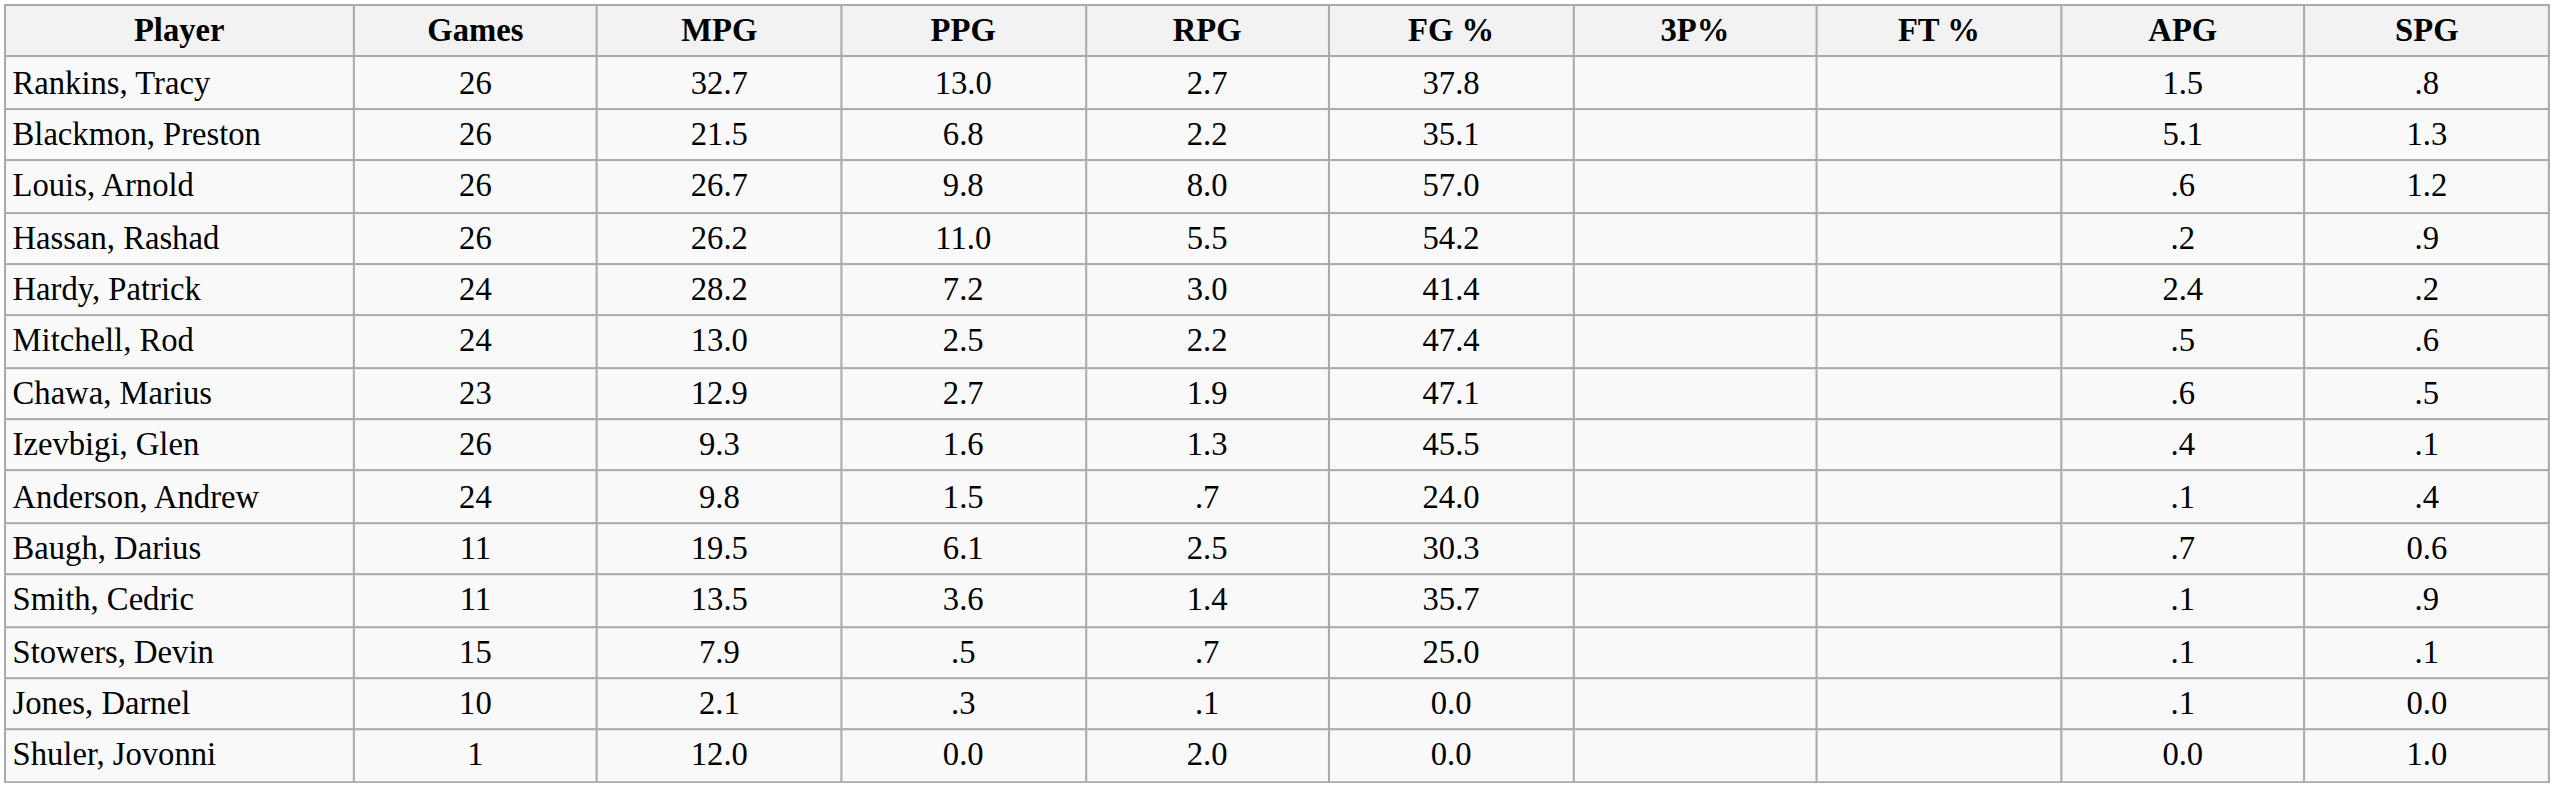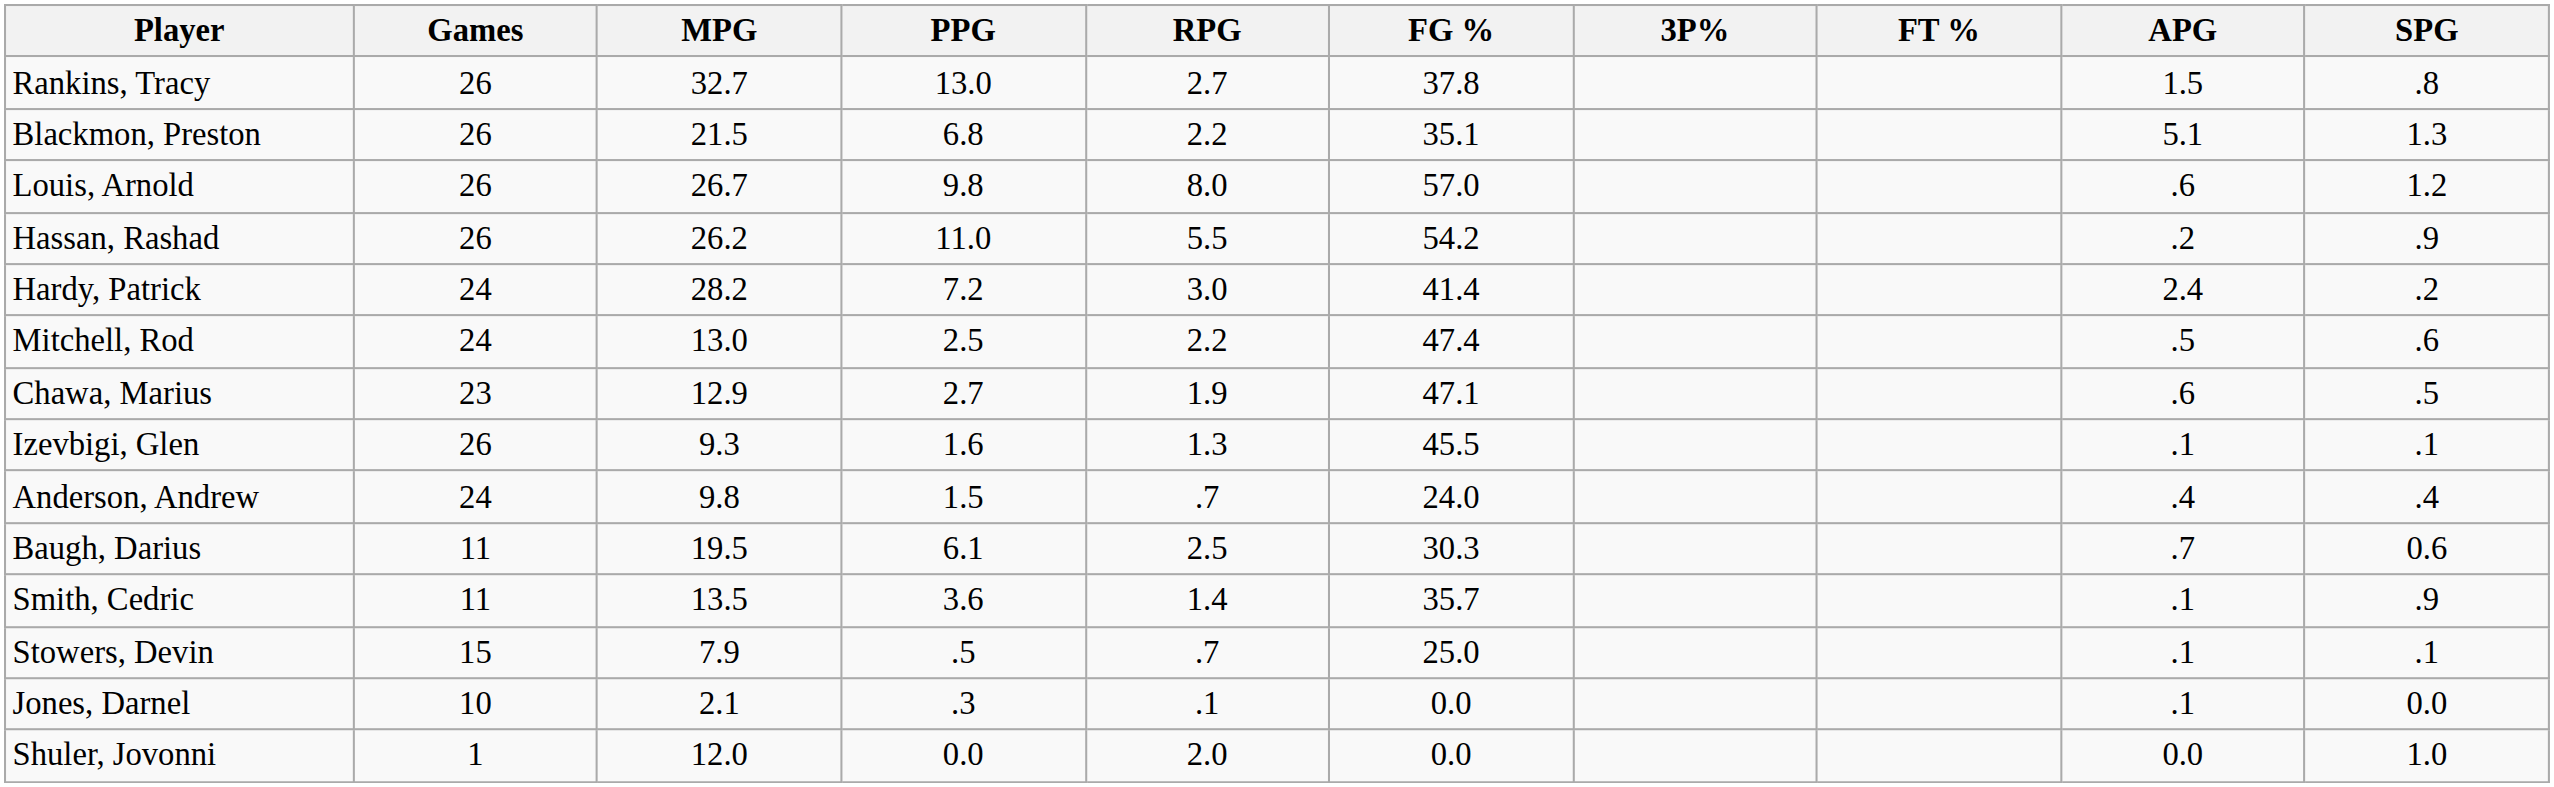(2183, 444) .4 -> (2183, 444) .1
(2183, 496) .1 -> (2183, 496) .4
